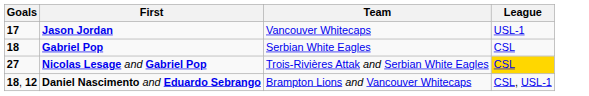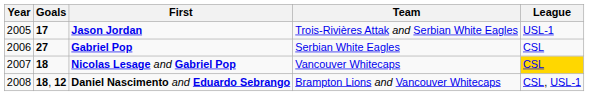+ column: (19, 13)
(319, 30) Vancouver Whitecaps -> (407, 30) Trois-Rivières Attak and Serbian White Eagles
(13, 47) 18 -> (42, 47) 27
(13, 64) 27 -> (42, 64) 18
(377, 64) Trois-Rivières Attak and Serbian White Eagles -> (348, 64) Vancouver Whitecaps
